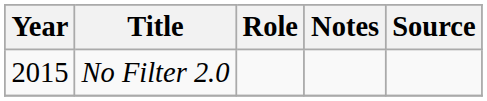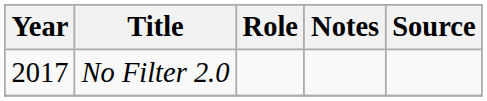(40, 72) 2015 -> (40, 72) 2017
